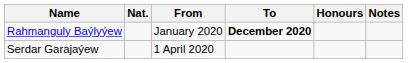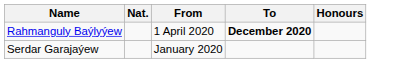- column: (384, 13)
(188, 31) January 2020 -> (184, 31) 1 April 2020
(184, 49) 1 April 2020 -> (188, 49) January 2020
